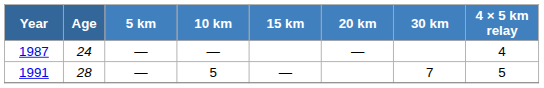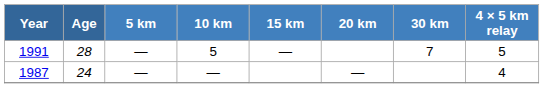rows swapped: (34, 51) <-> (34, 73)
